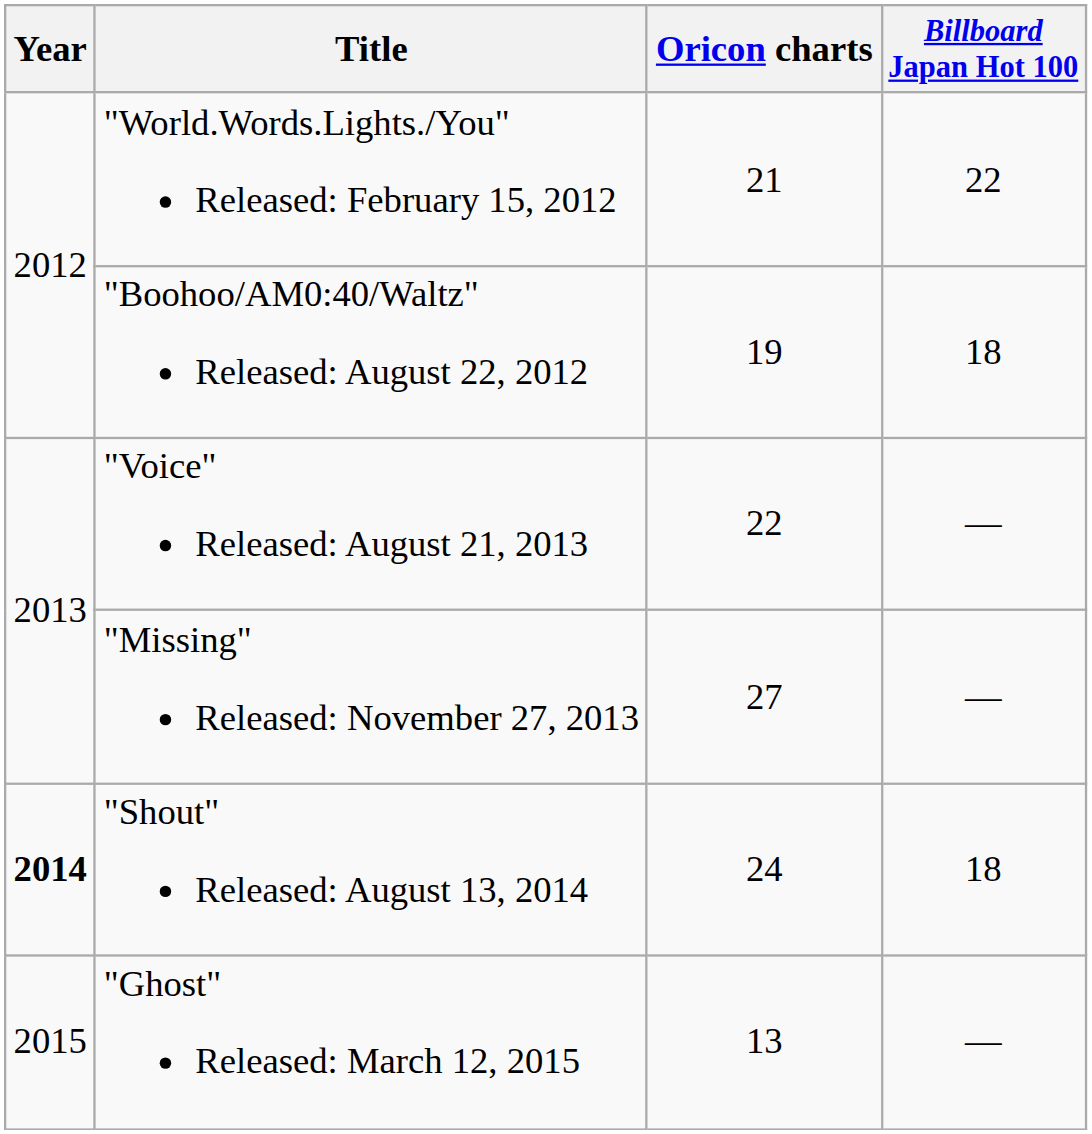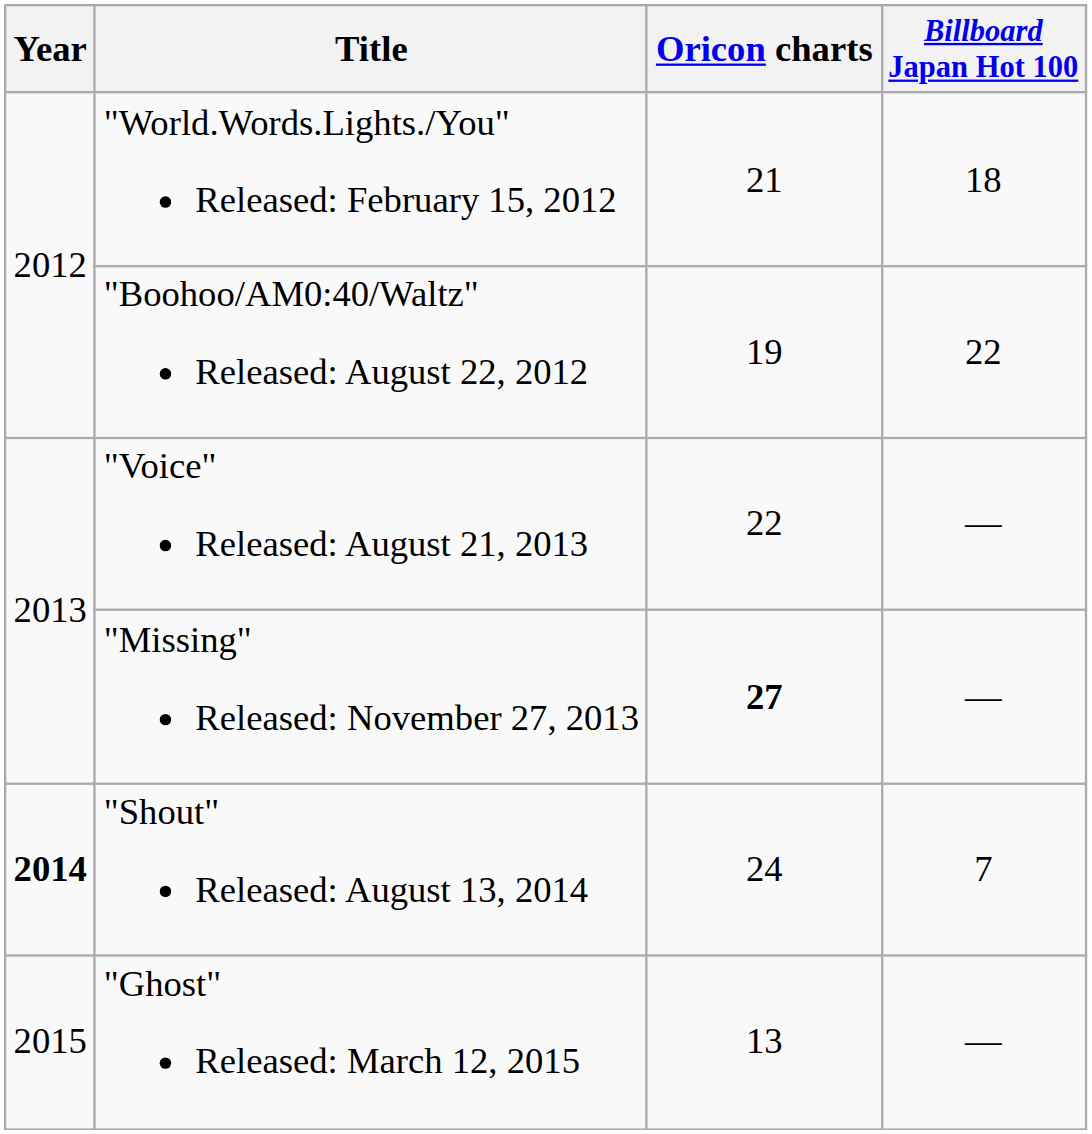(983, 178) 22 -> (983, 178) 18
(983, 351) 18 -> (983, 351) 22
(764, 696) normal -> (764, 696) bold
(983, 868) 18 -> (983, 868) 7
